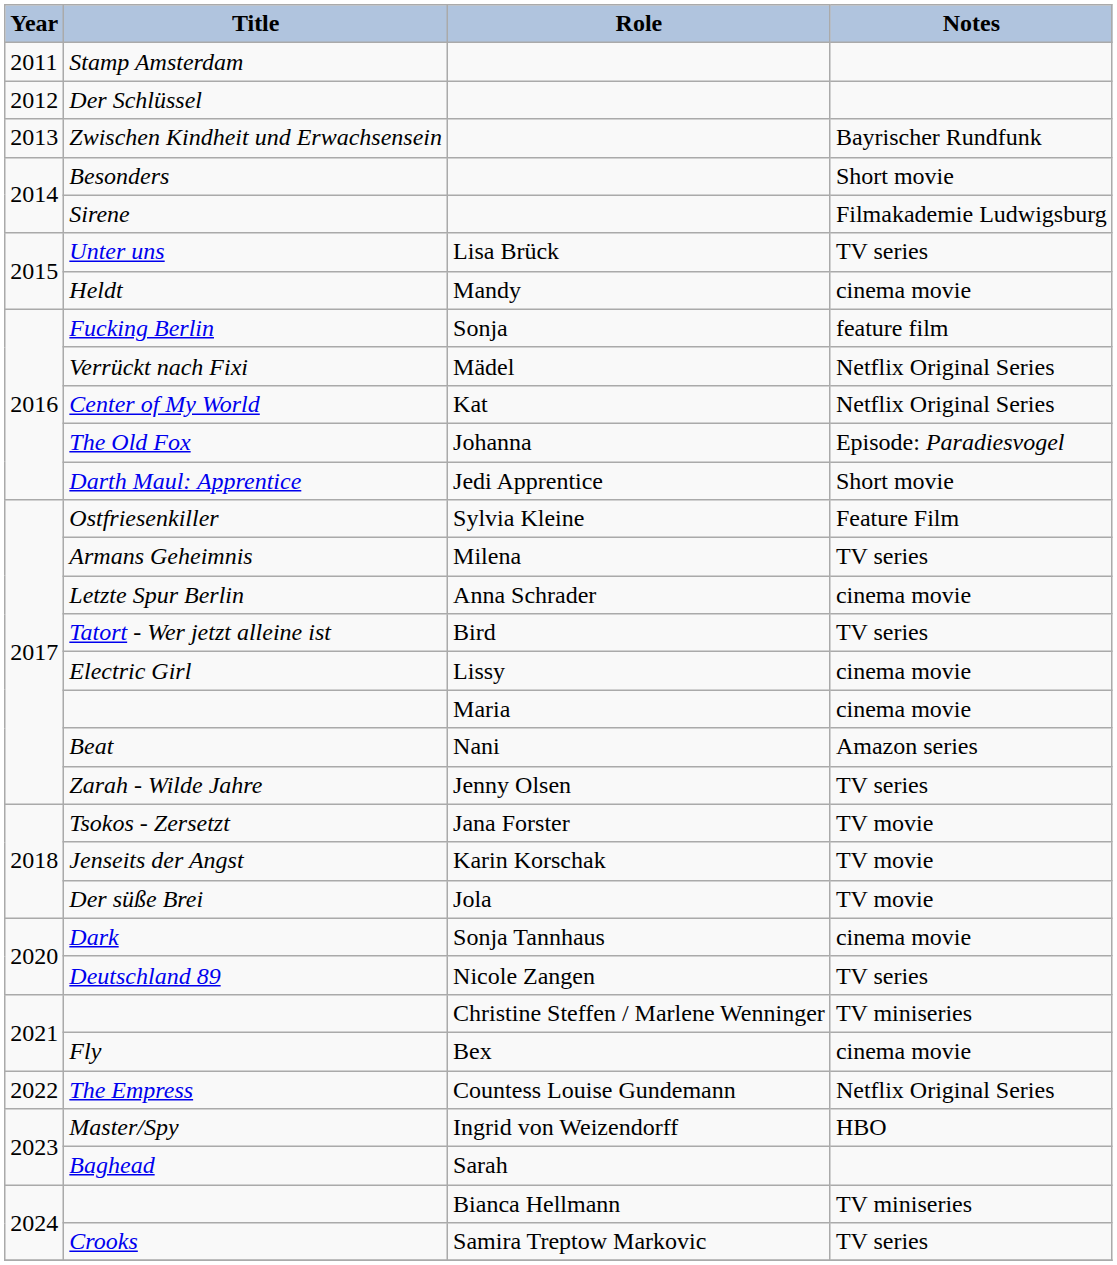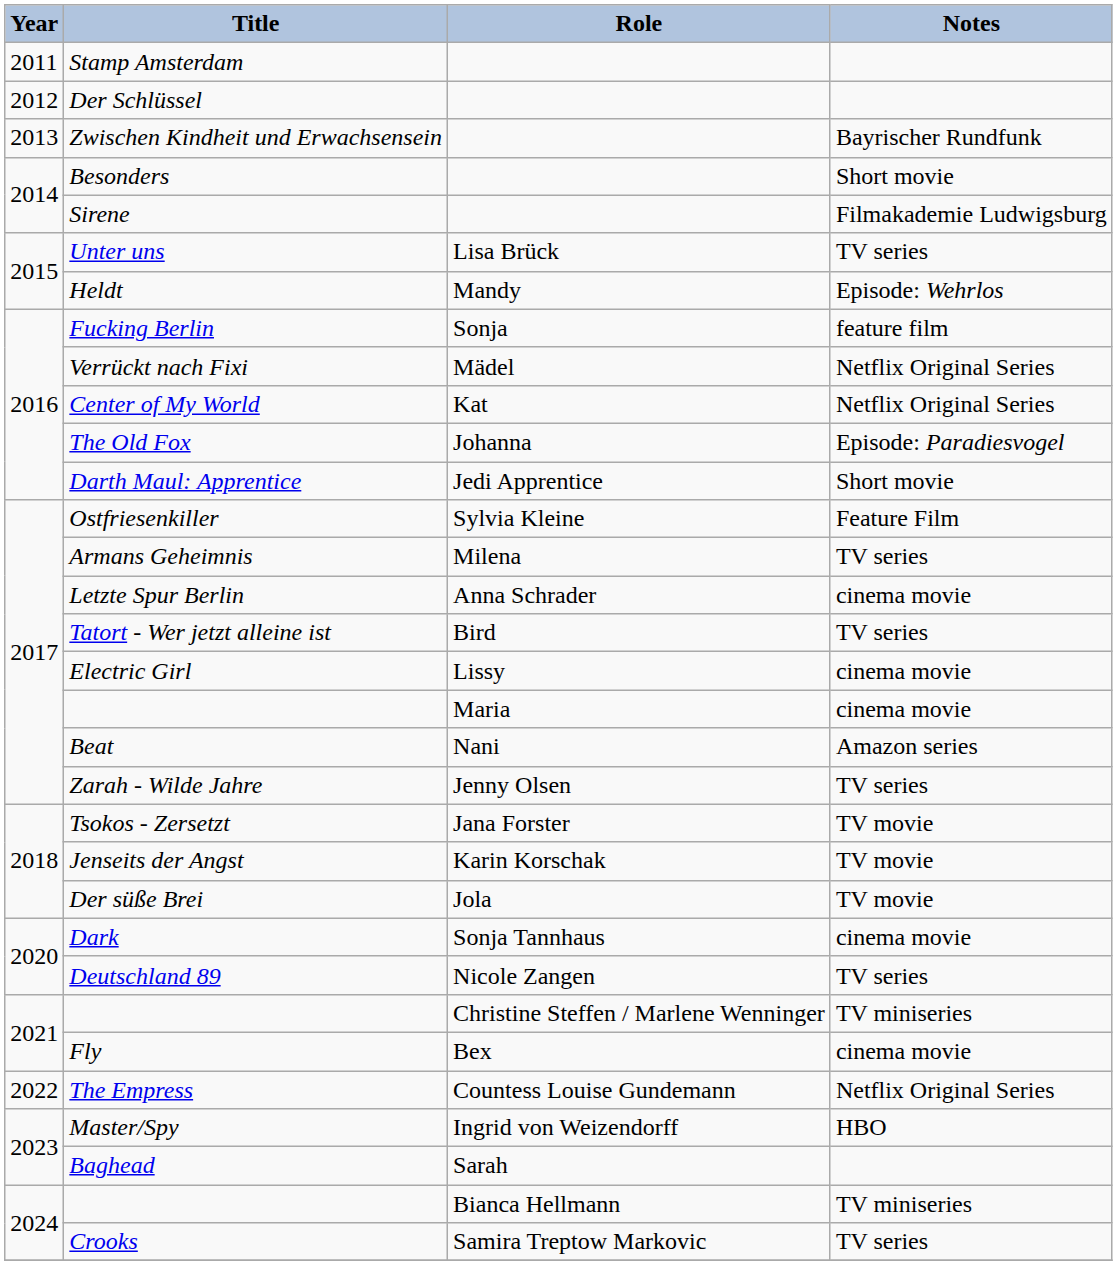(904, 289) cinema movie -> (920, 289) Episode: Wehrlos
